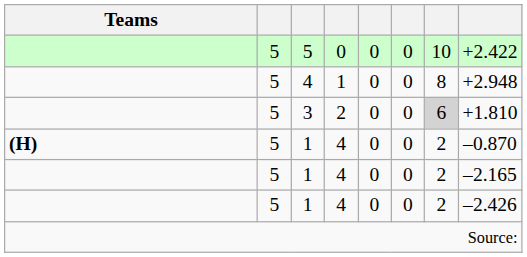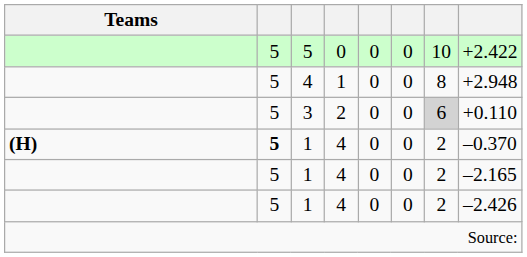(490, 112) +1.810 -> (490, 112) +0.110
(274, 143) normal -> (274, 143) bold
(490, 143) –0.870 -> (490, 143) –0.370
